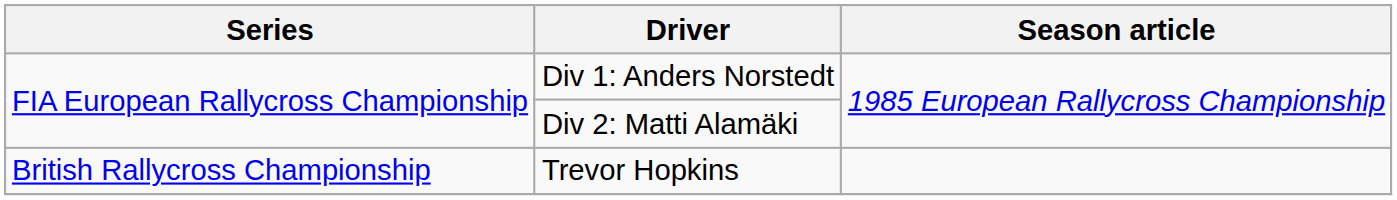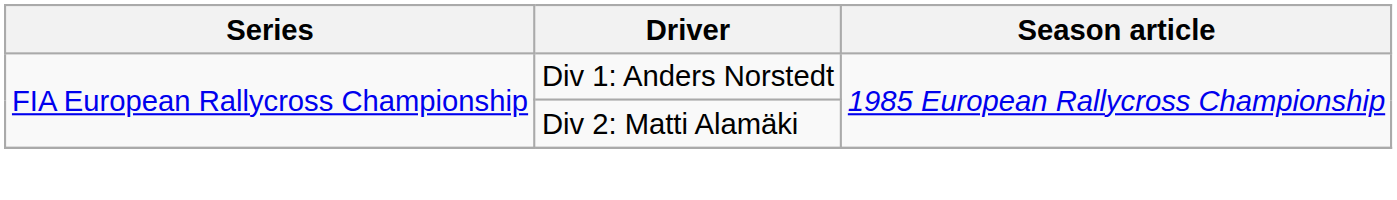- row: (640, 171)
